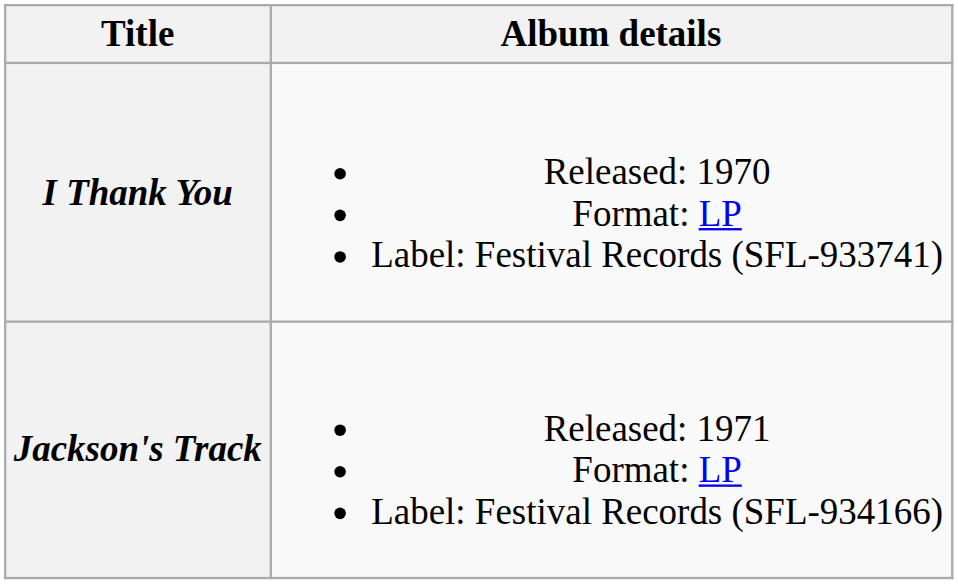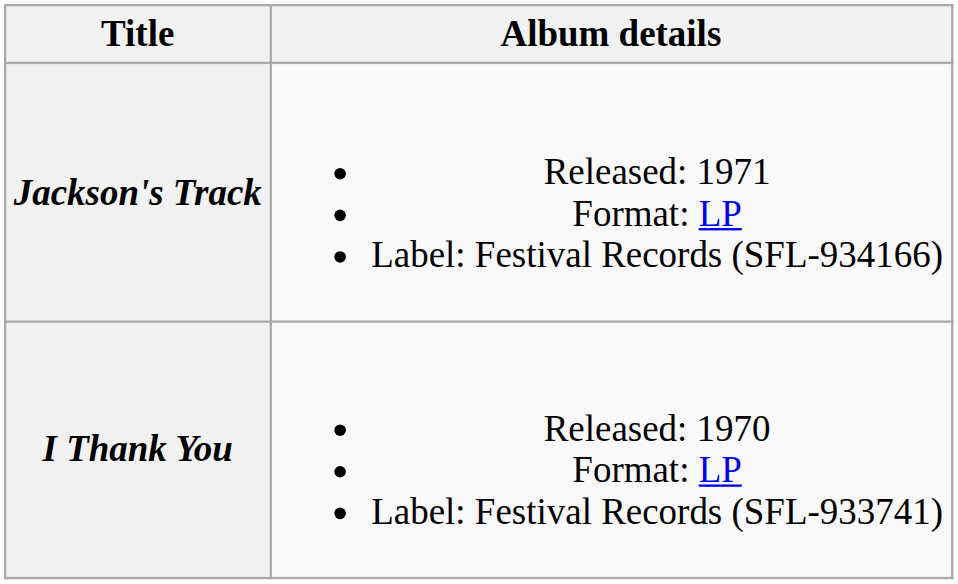rows swapped: (138, 191) <-> (138, 449)
